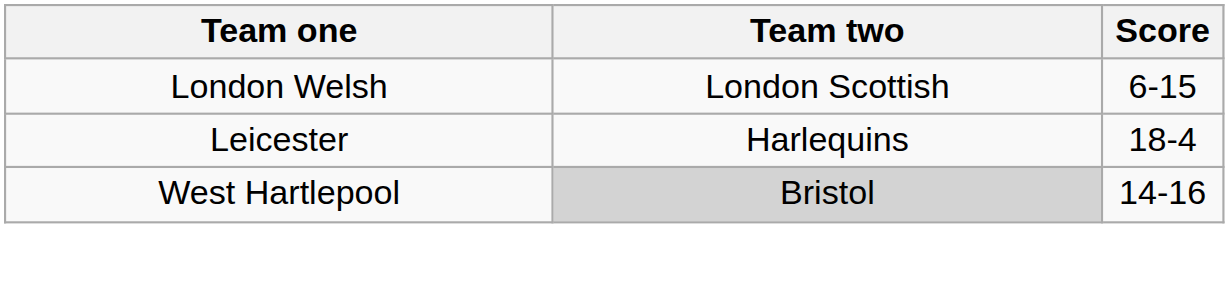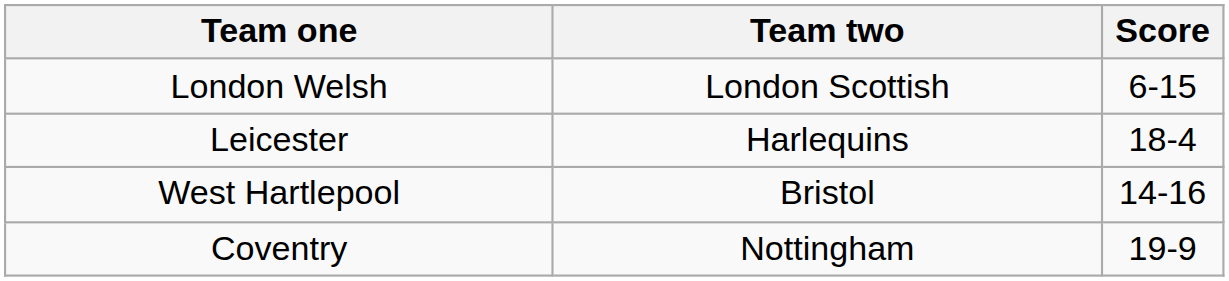(827, 193) lightgrey background -> (827, 193) no background
+ row: (279, 247)
